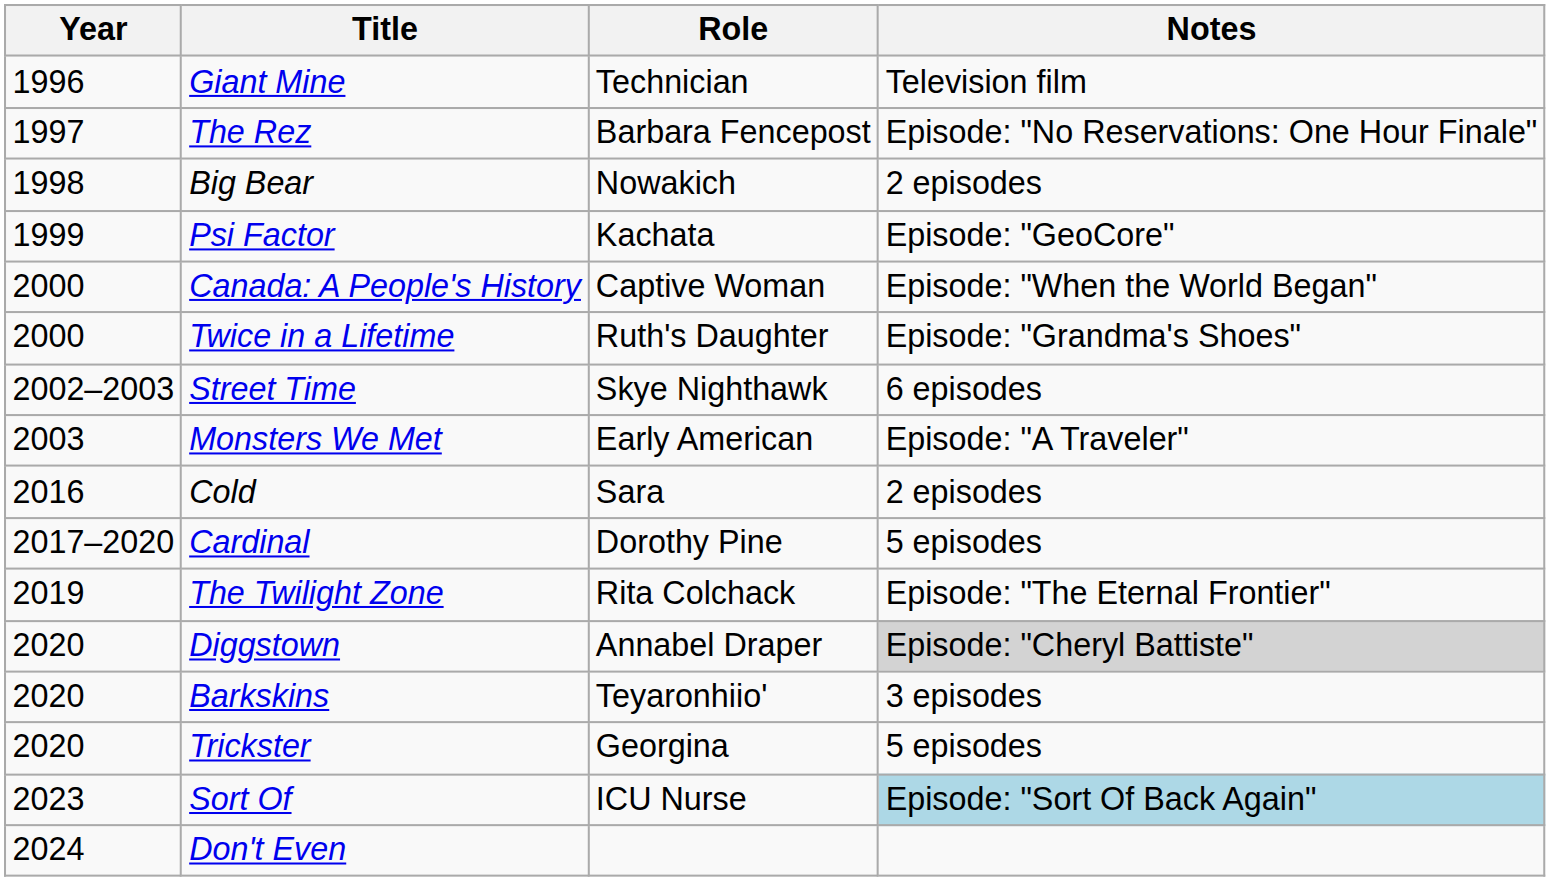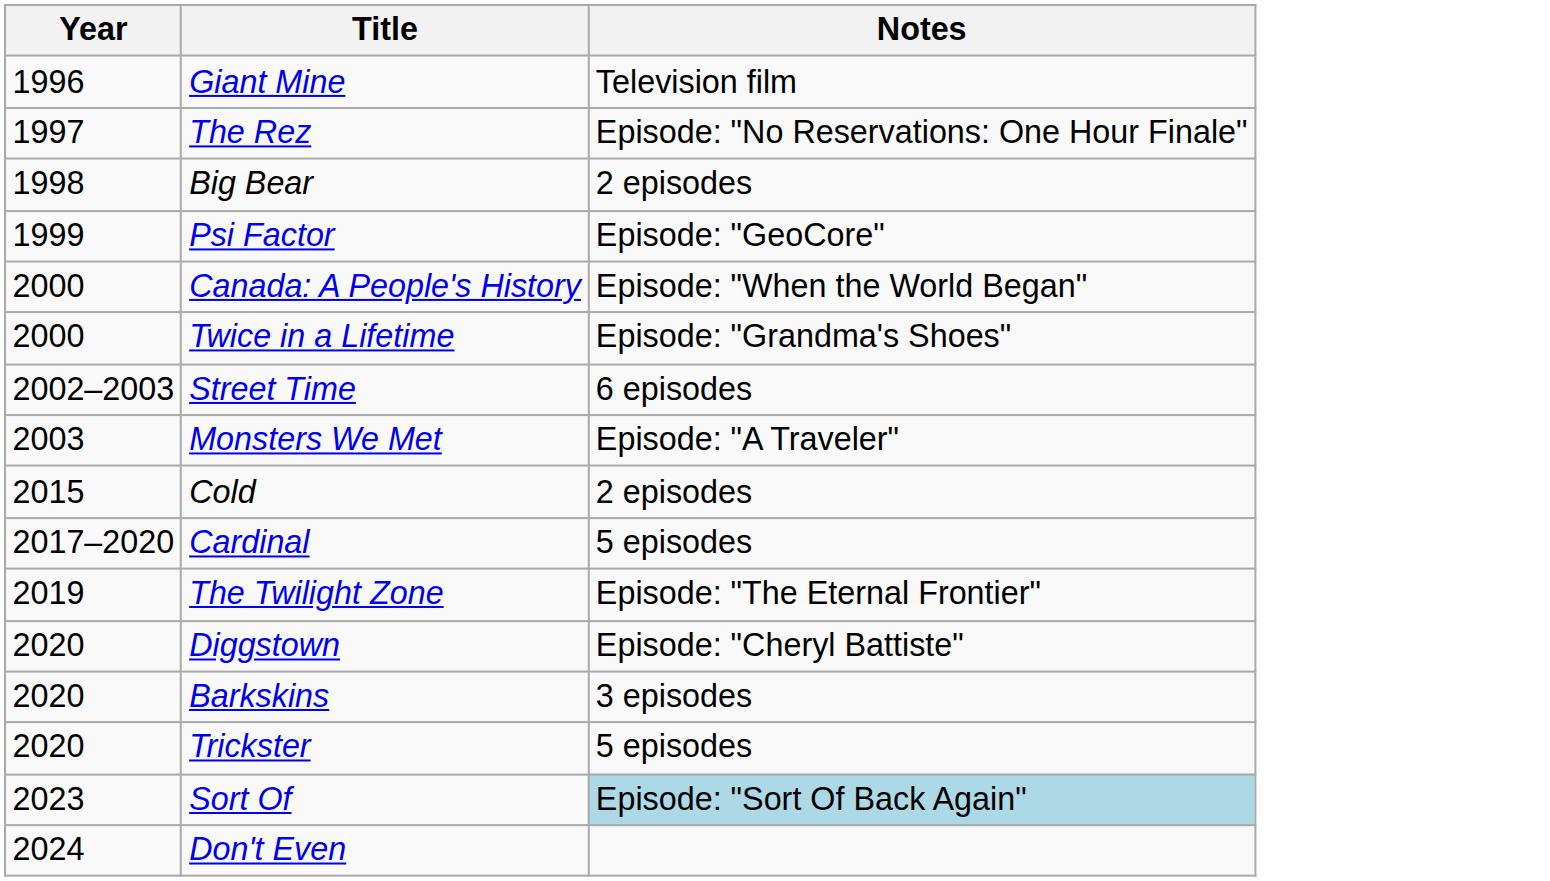- column: (733, 30)
(48, 491) 2016 -> (48, 491) 2015
(1070, 645) lightgrey background -> (780, 645) no background
